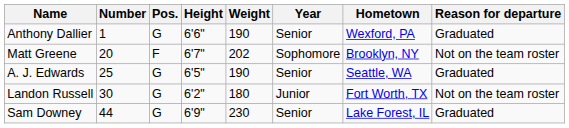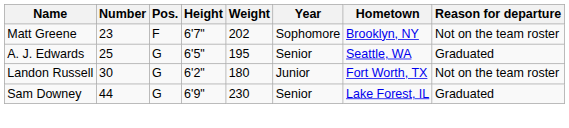- row: (50, 34)
(106, 53) 20 -> (106, 34) 23
(239, 73) 190 -> (239, 53) 195
